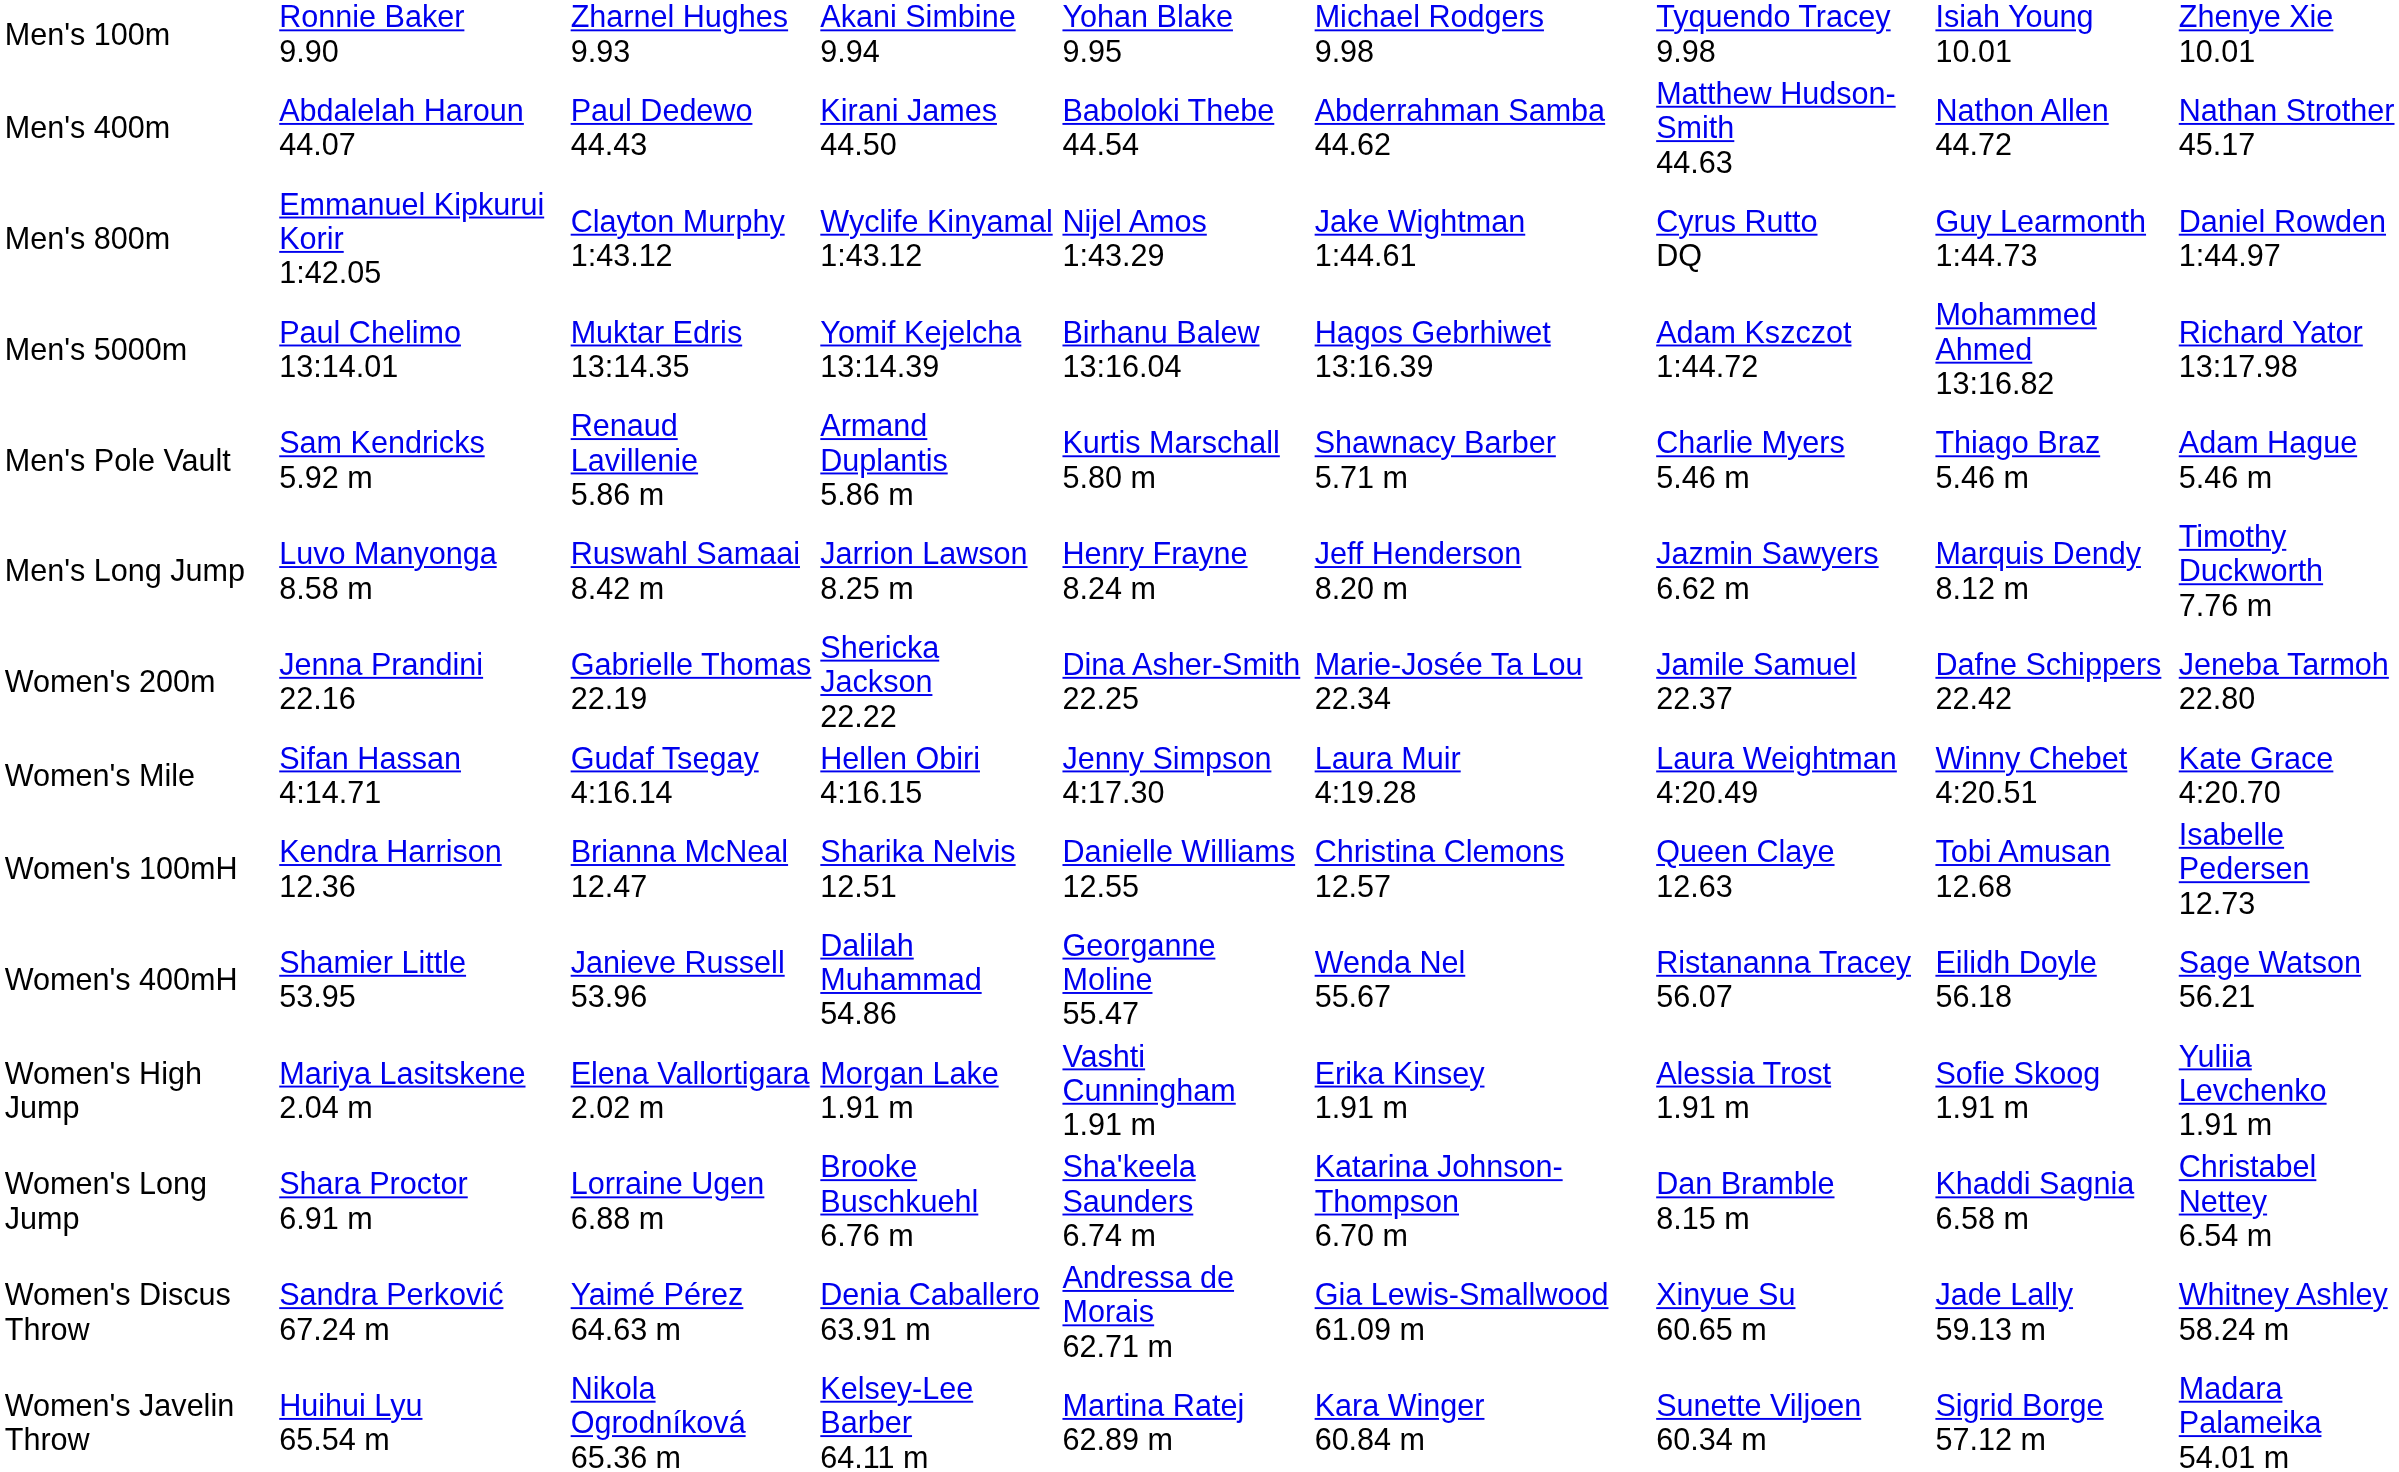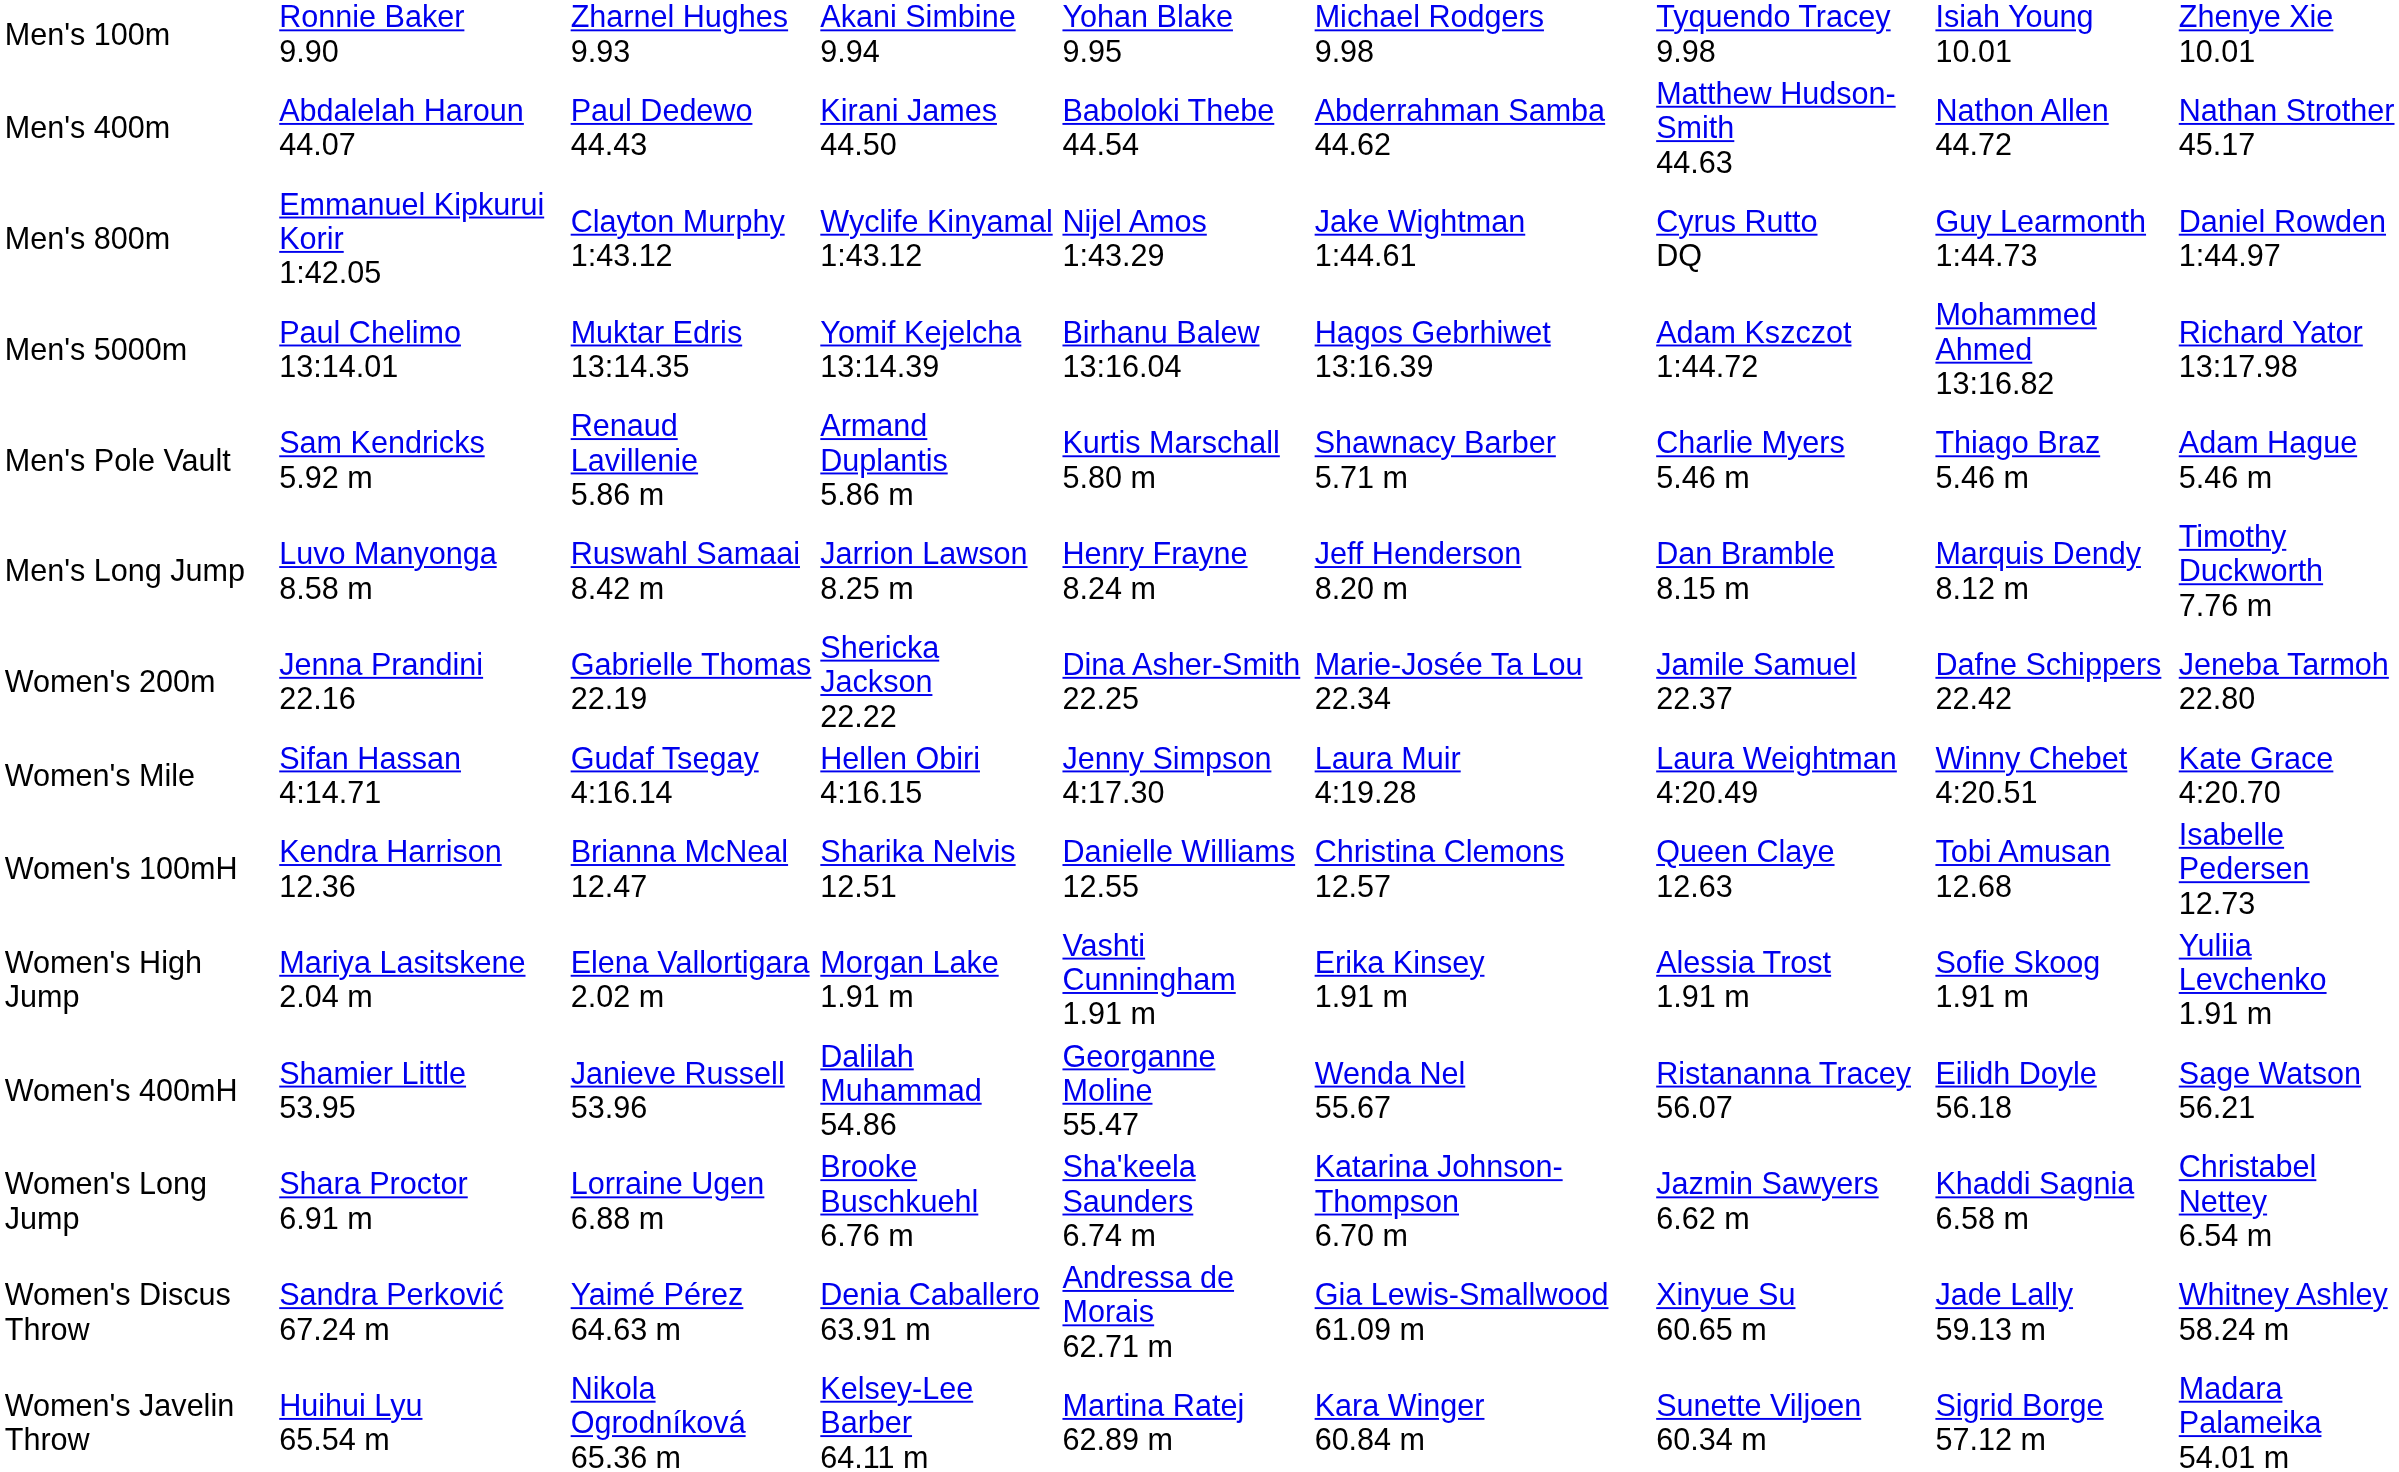(1767, 571) Jazmin Sawyers 6.62 m -> (1745, 571) Dan Bramble 8.15 m
rows swapped: (121, 980) <-> (103, 1090)
(1745, 1201) Dan Bramble 8.15 m -> (1767, 1201) Jazmin Sawyers 6.62 m
